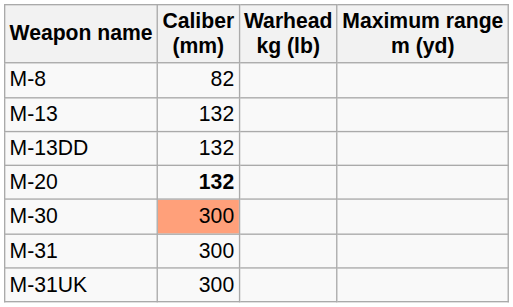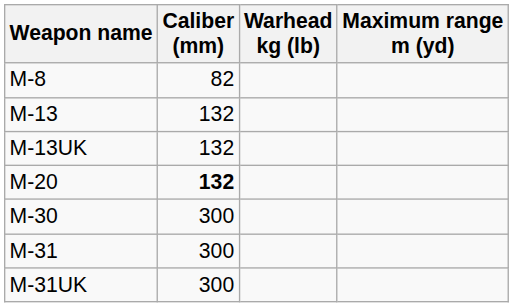- row: (49, 147)
+ row: (48, 147)
(216, 215) lightsalmon background -> (216, 215) no background
